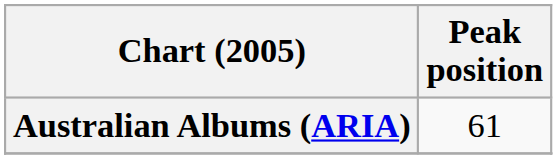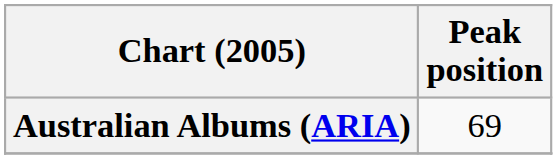(485, 125) 61 -> (485, 125) 69
